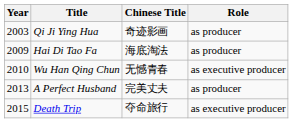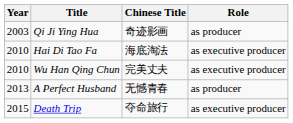(18, 50) 2009 -> (18, 50) 2010
(216, 50) as producer -> (238, 50) as executive producer
(147, 69) 无憾青春 -> (147, 69) 完美丈夫
(147, 88) 完美丈夫 -> (147, 88) 无憾青春
